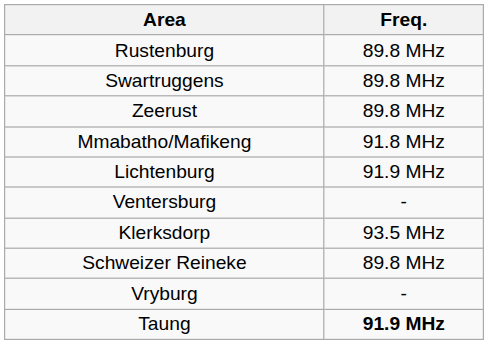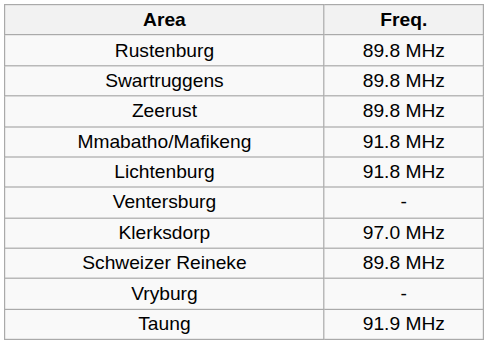(404, 171) 91.9 MHz -> (404, 171) 91.8 MHz
(404, 232) 93.5 MHz -> (404, 232) 97.0 MHz
(404, 324) bold -> (404, 324) normal
